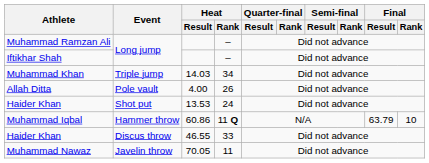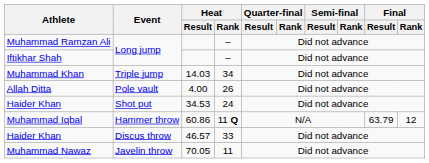(198, 104) 13.53 -> (198, 104) 34.53
(411, 120) 10 -> (411, 120) 12
(198, 135) 46.55 -> (198, 135) 46.57
